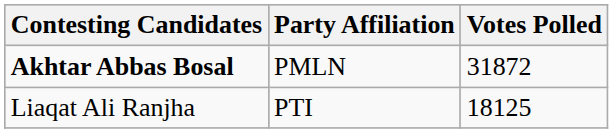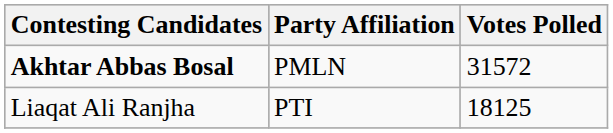(499, 66) 31872 -> (499, 66) 31572
